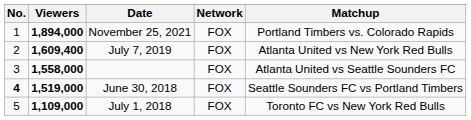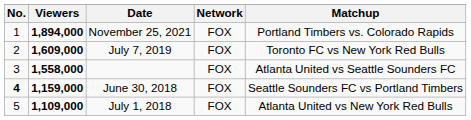(57, 50) 1,609,400 -> (57, 50) 1,609,000
(355, 50) Atlanta United vs New York Red Bulls -> (355, 50) Toronto FC vs New York Red Bulls
(57, 87) 1,519,000 -> (57, 87) 1,159,000
(355, 106) Toronto FC vs New York Red Bulls -> (355, 106) Atlanta United vs New York Red Bulls
